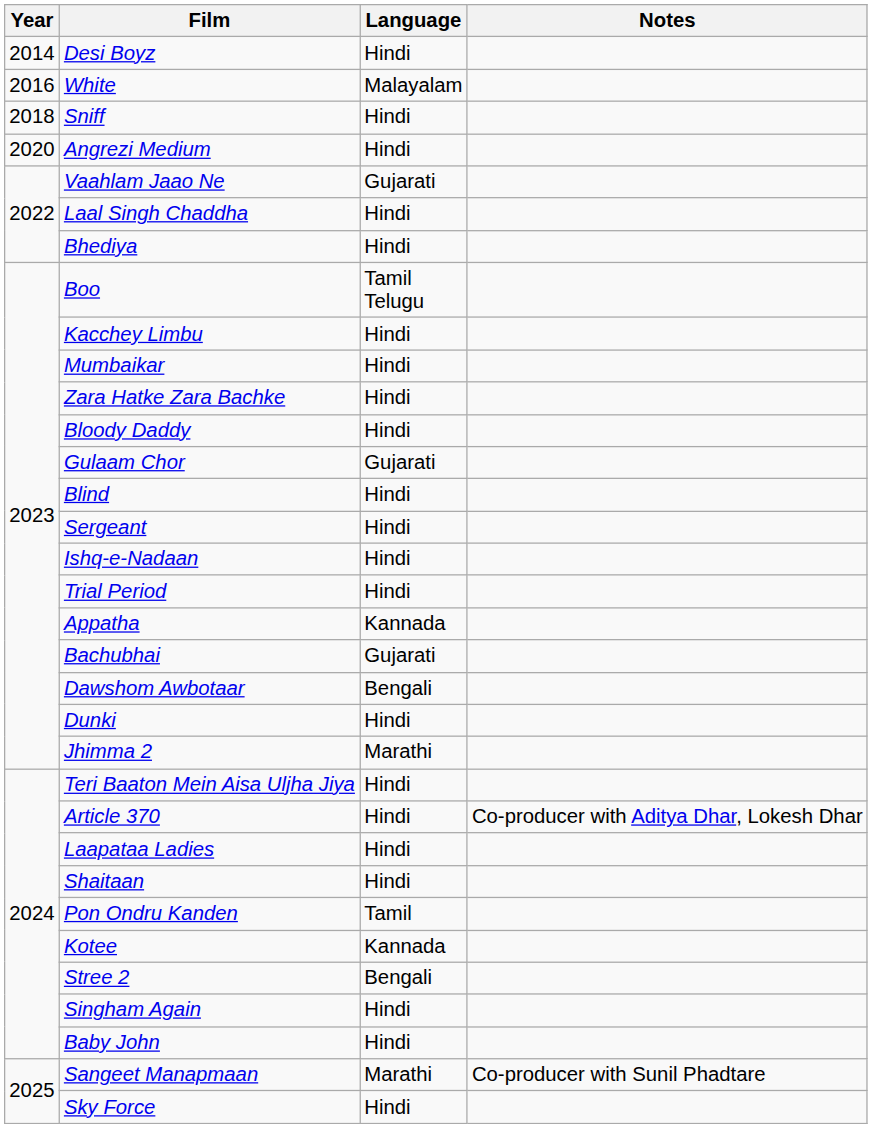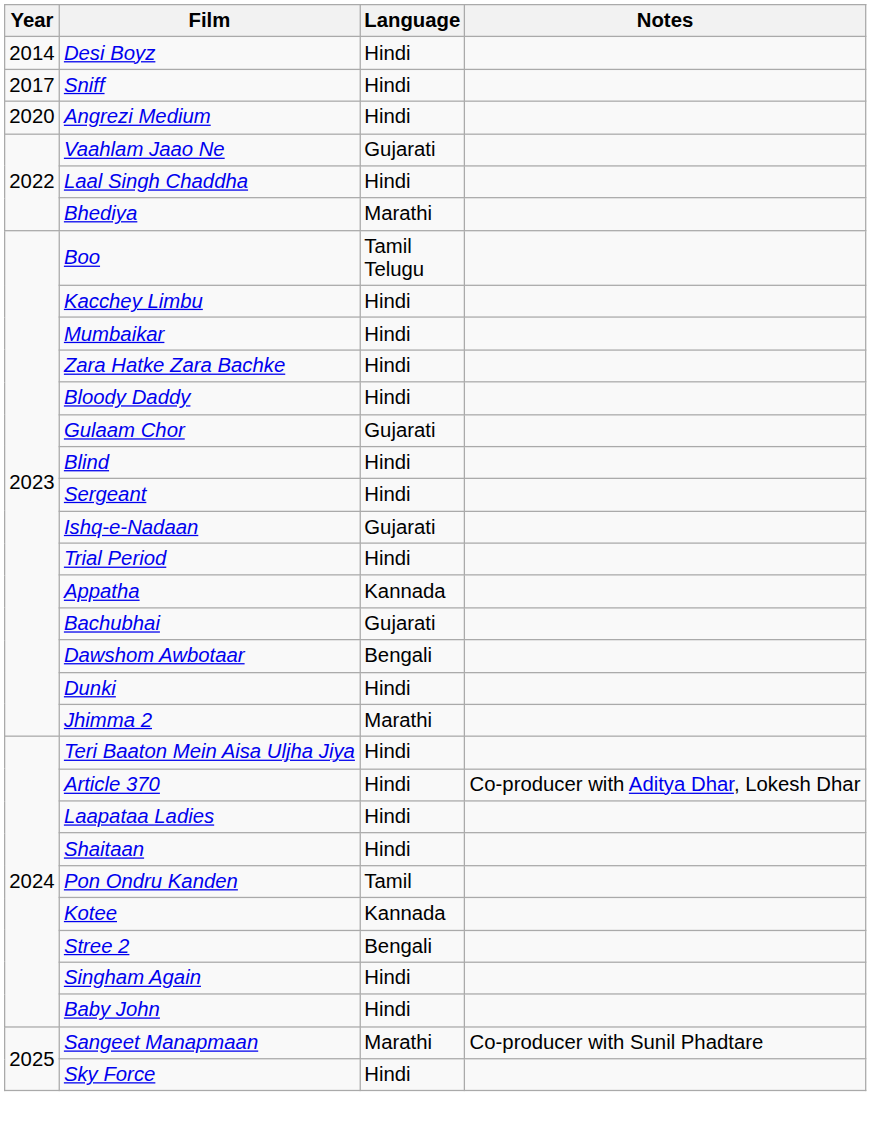- row: (90, 85)
(32, 117) 2018 -> (32, 85) 2017
(387, 246) Hindi -> (398, 213) Marathi
(387, 559) Hindi -> (400, 526) Gujarati
